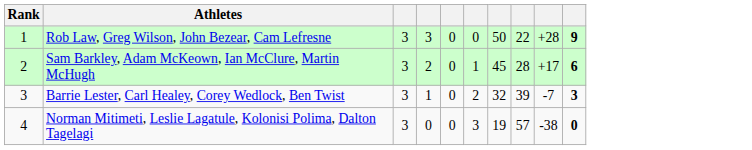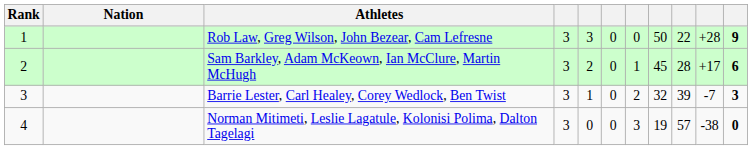+ column: (123, 15)
